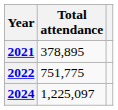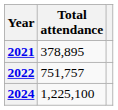(62, 72) 751,775 -> (62, 72) 751,757
(67, 94) 1,225,097 -> (67, 94) 1,225,100
